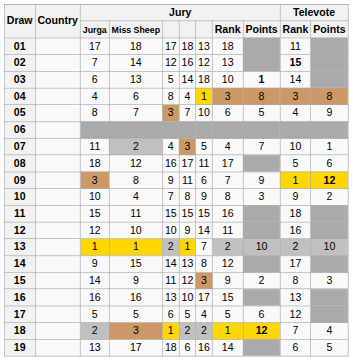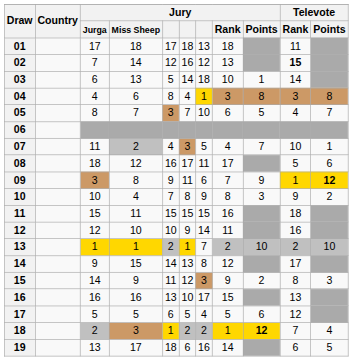(262, 79) bold -> (262, 79) normal
(329, 113) 9 -> (329, 113) 7
